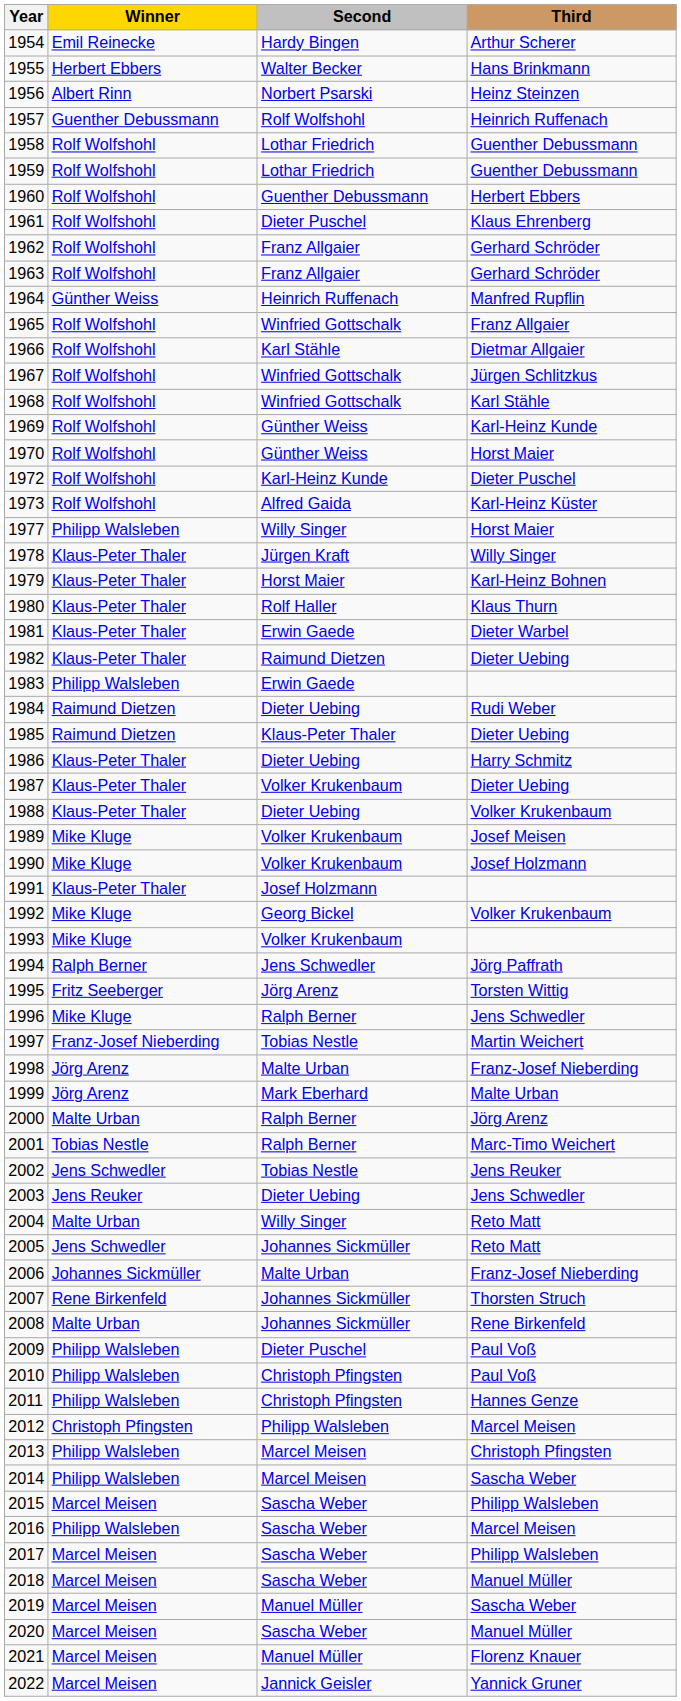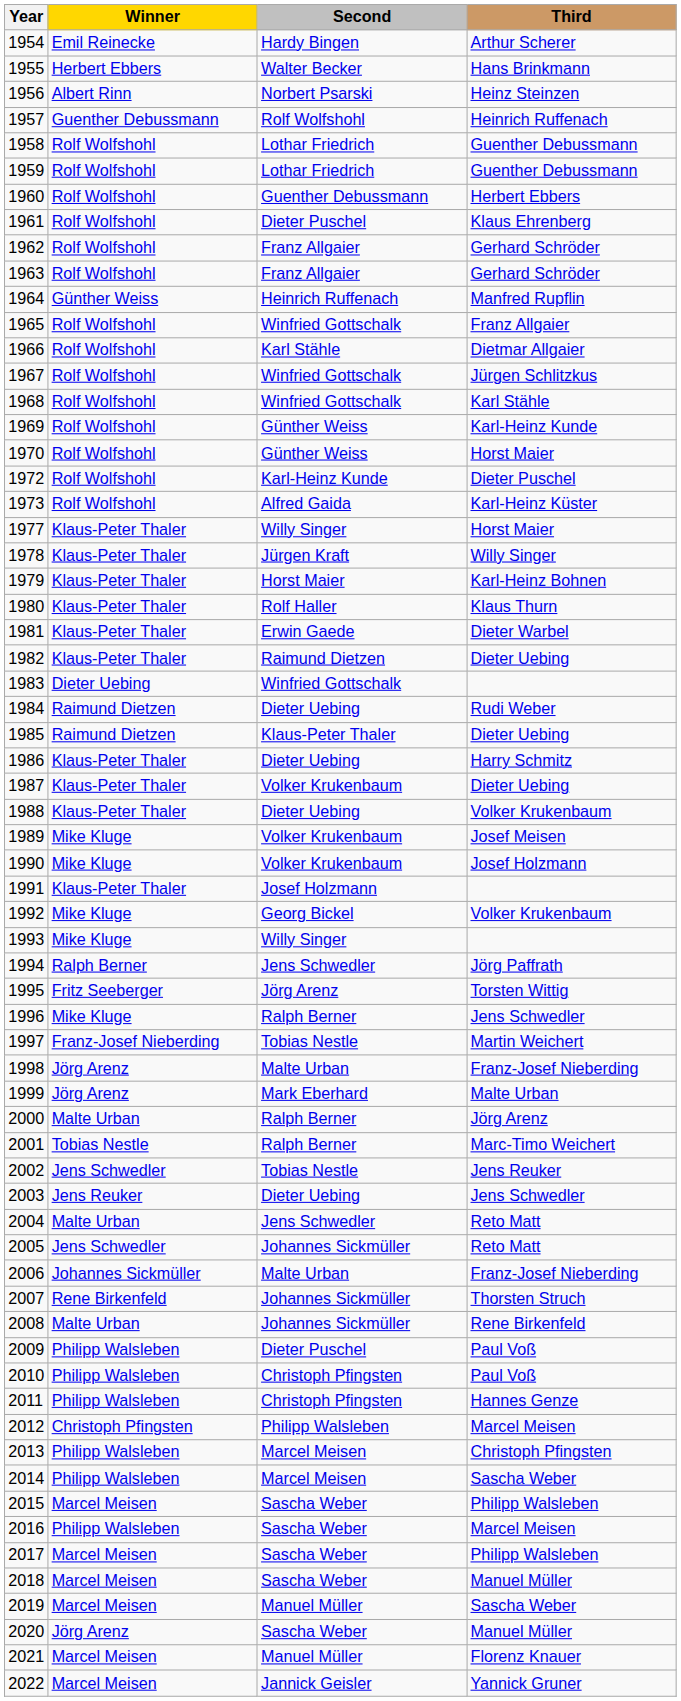(116, 529) Philipp Walsleben -> (119, 529) Klaus-Peter Thaler
(116, 683) Philipp Walsleben -> (101, 683) Dieter Uebing
(308, 683) Erwin Gaede -> (331, 683) Winfried Gottschalk
(332, 939) Volker Krukenbaum -> (304, 939) Willy Singer
(304, 1221) Willy Singer -> (318, 1221) Jens Schwedler
(104, 1631) Marcel Meisen -> (90, 1631) Jörg Arenz
